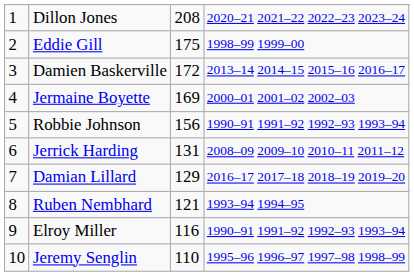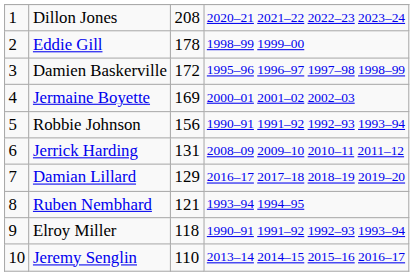(187, 44) 175 -> (187, 44) 178
(306, 71) 2013–14 2014–15 2015–16 2016–17 -> (306, 71) 1995–96 1996–97 1997–98 1998–99
(187, 230) 116 -> (187, 230) 118
(306, 257) 1995–96 1996–97 1997–98 1998–99 -> (306, 257) 2013–14 2014–15 2015–16 2016–17
